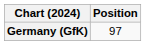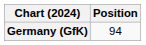(115, 31) 97 -> (115, 31) 94
